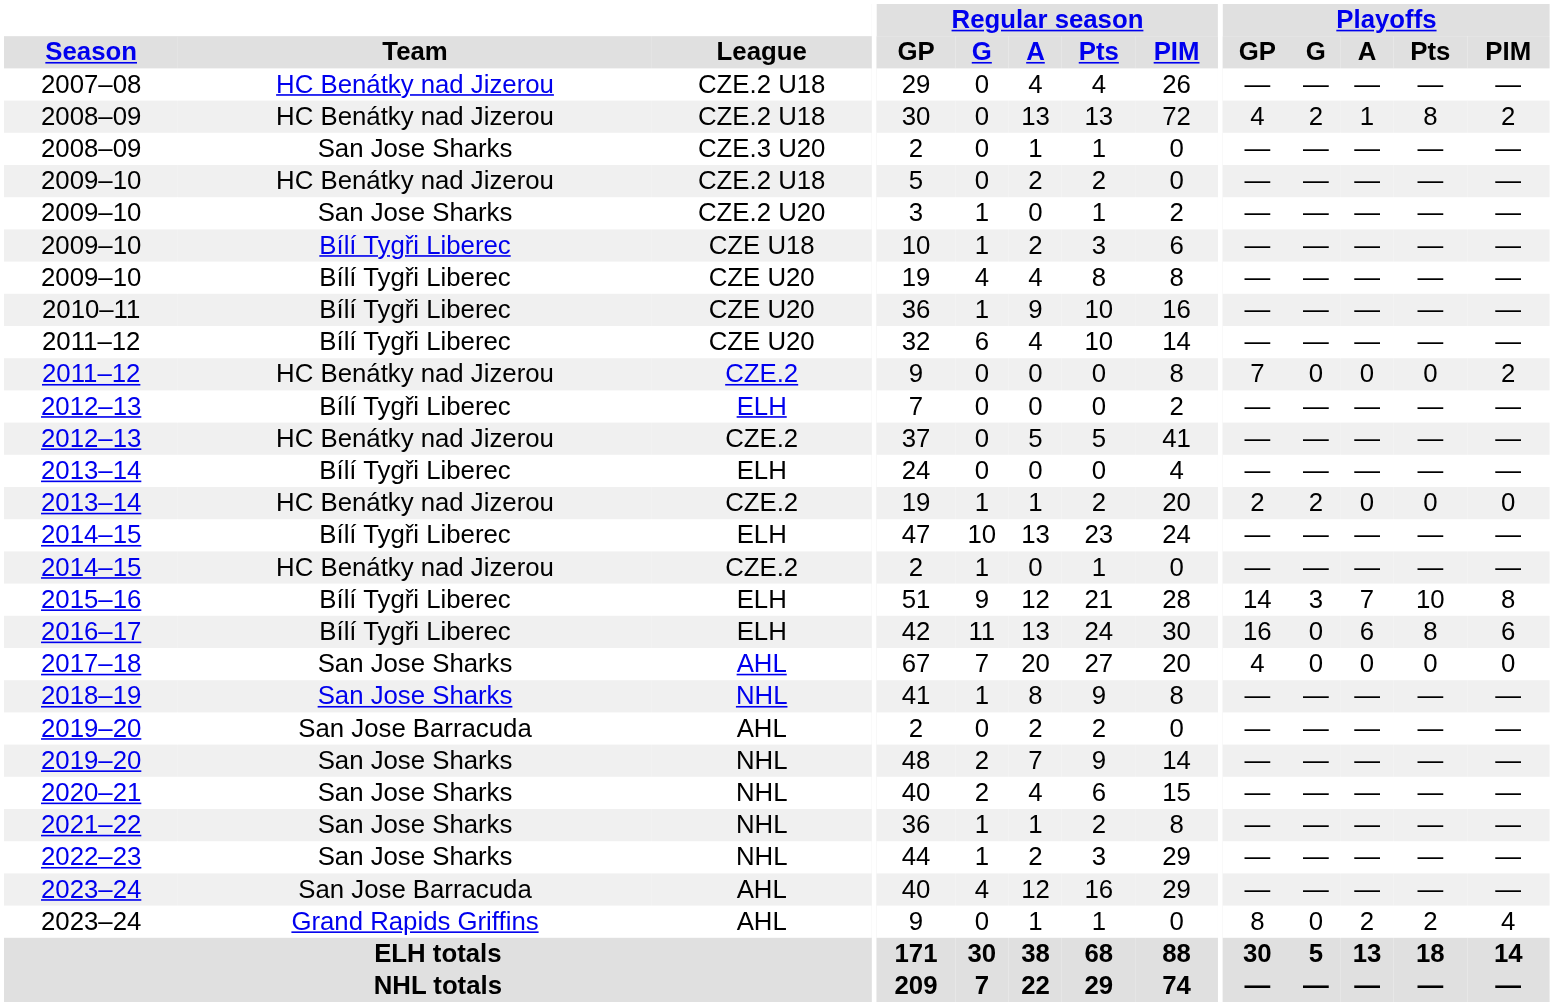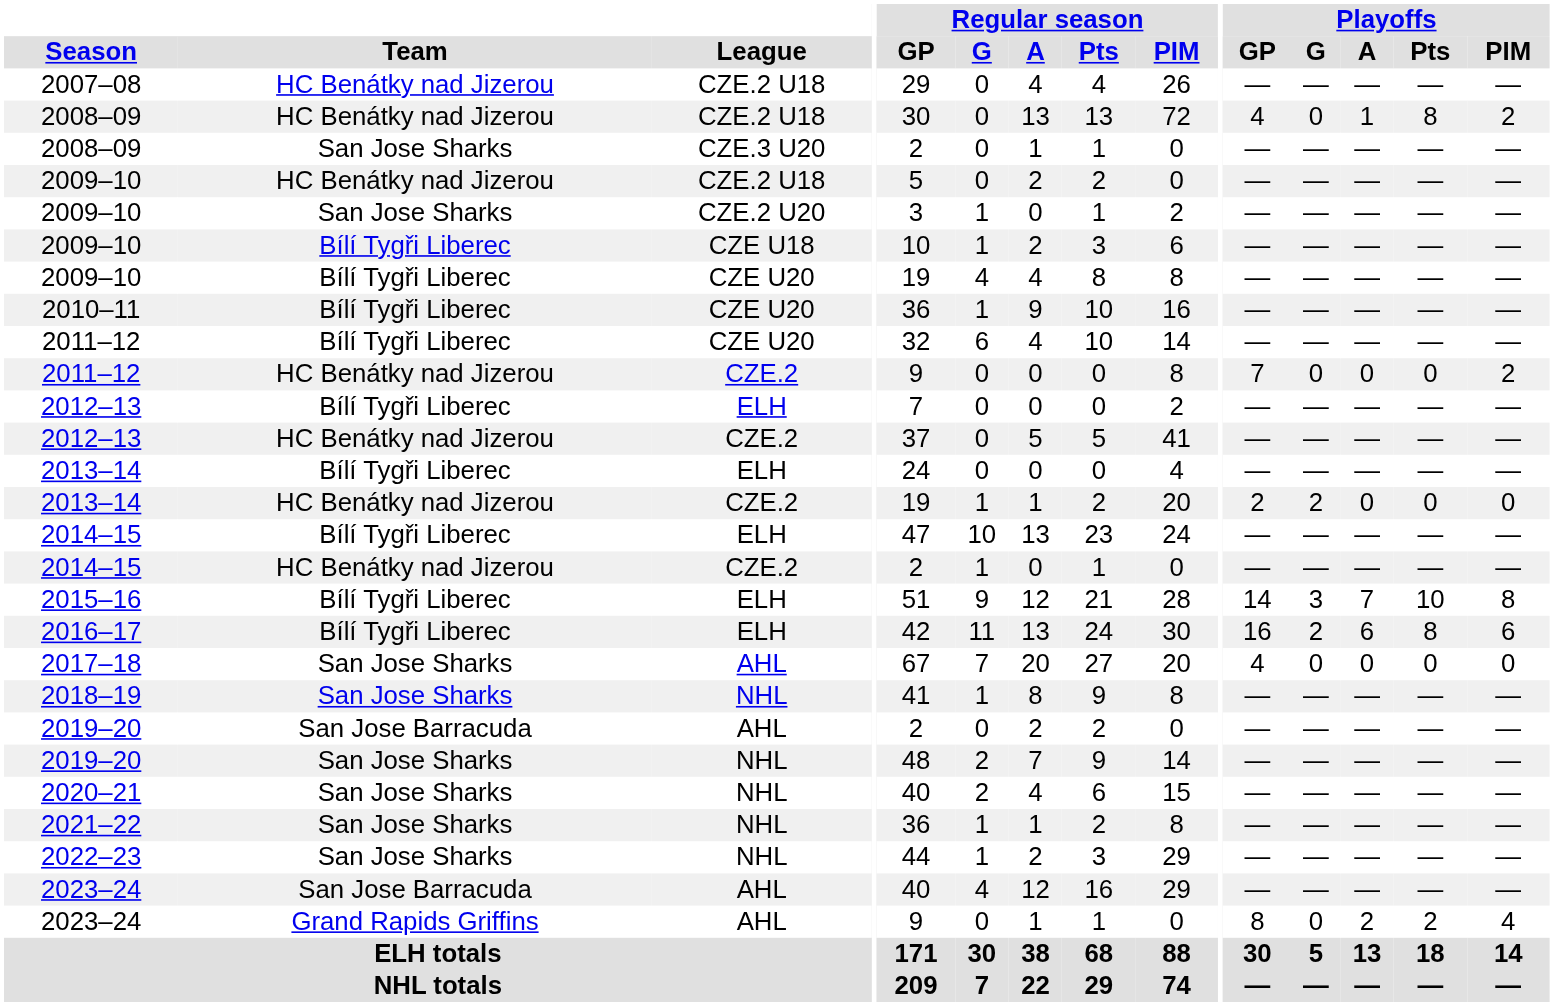(1316, 116) 2 -> (1316, 116) 0
(1316, 631) 0 -> (1316, 631) 2
